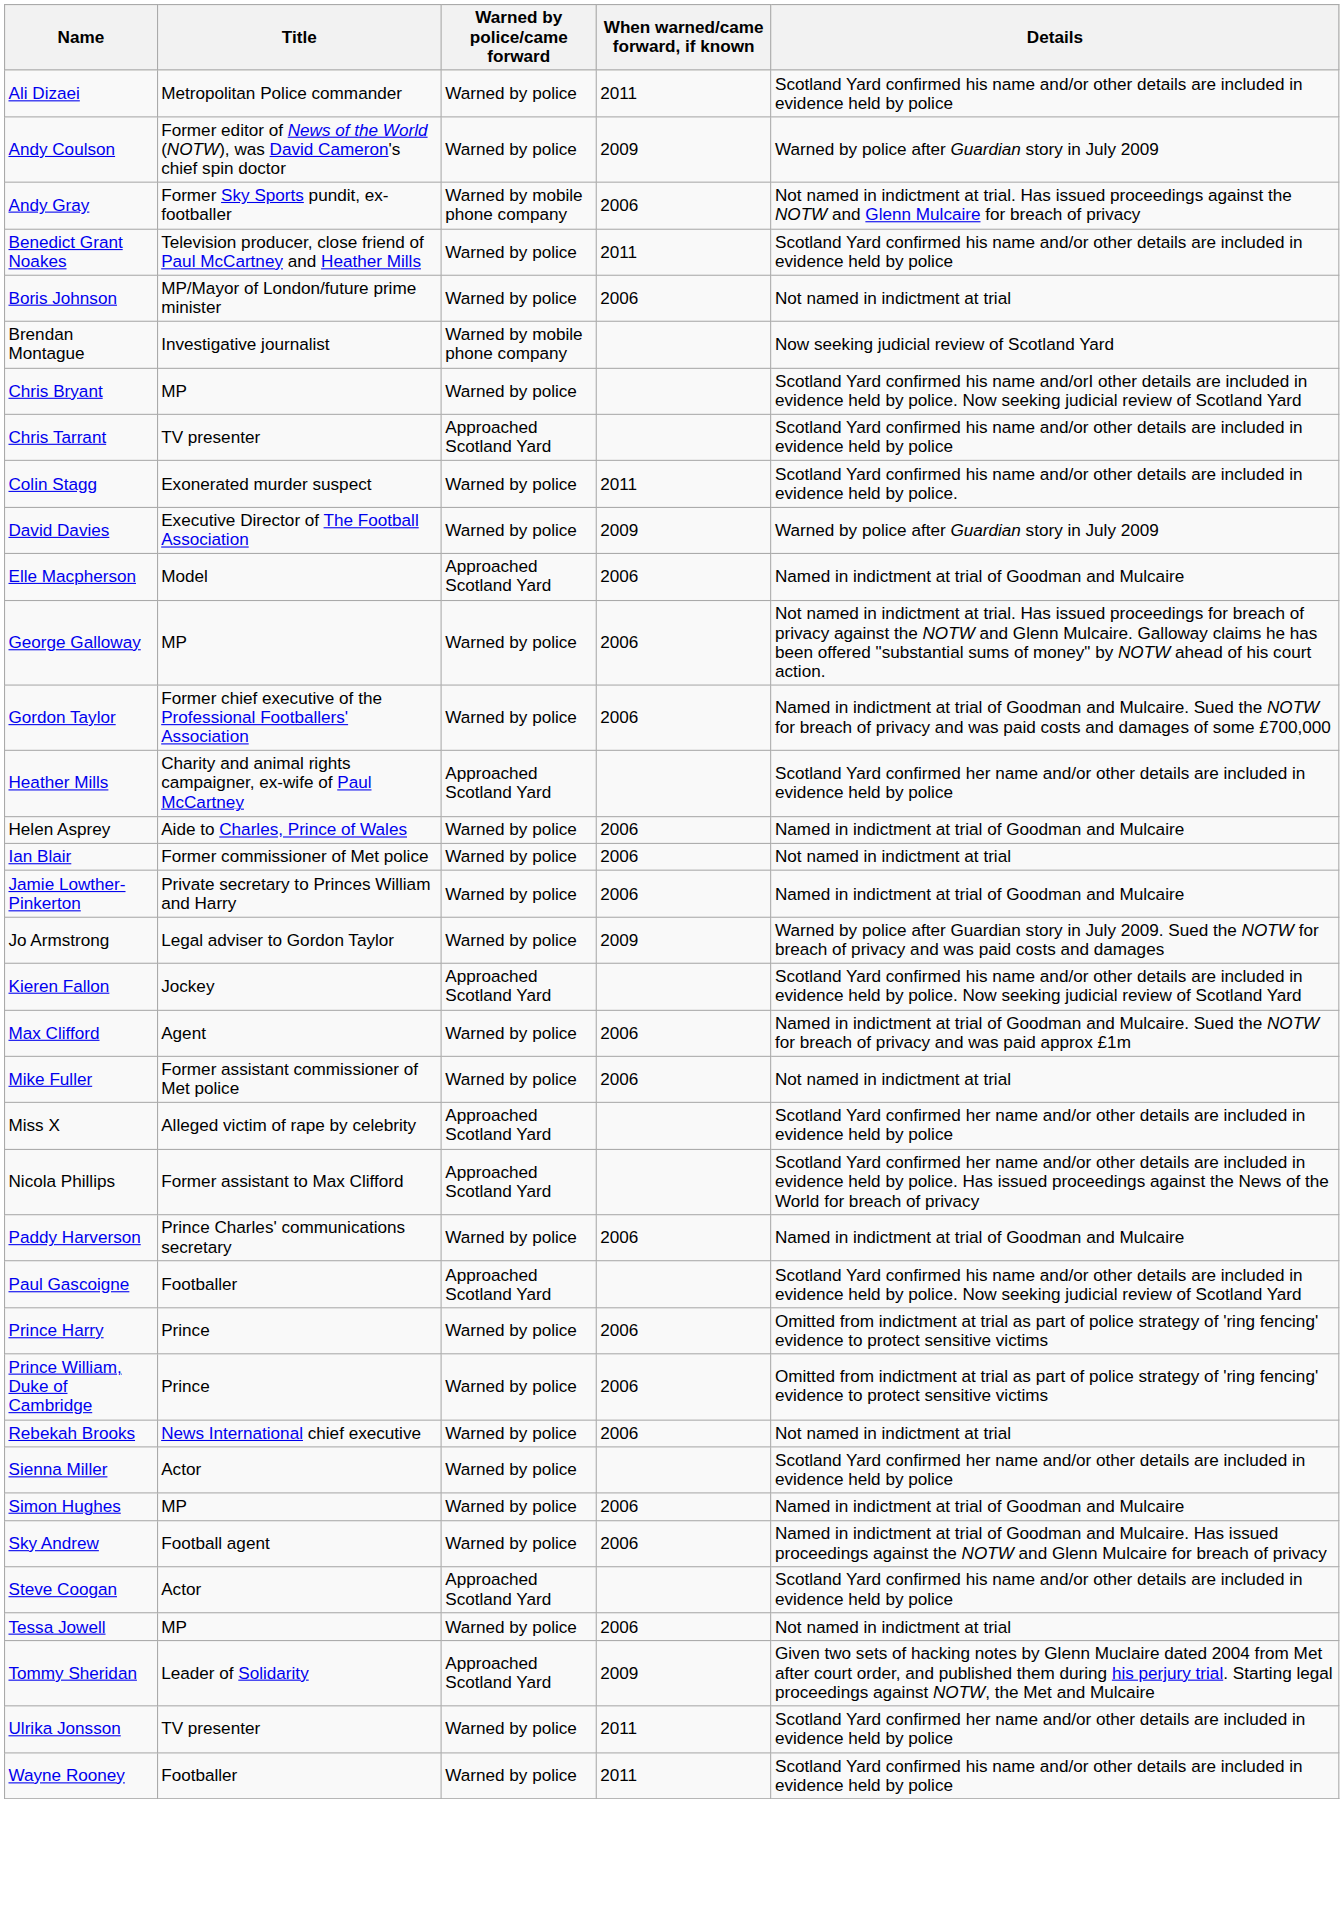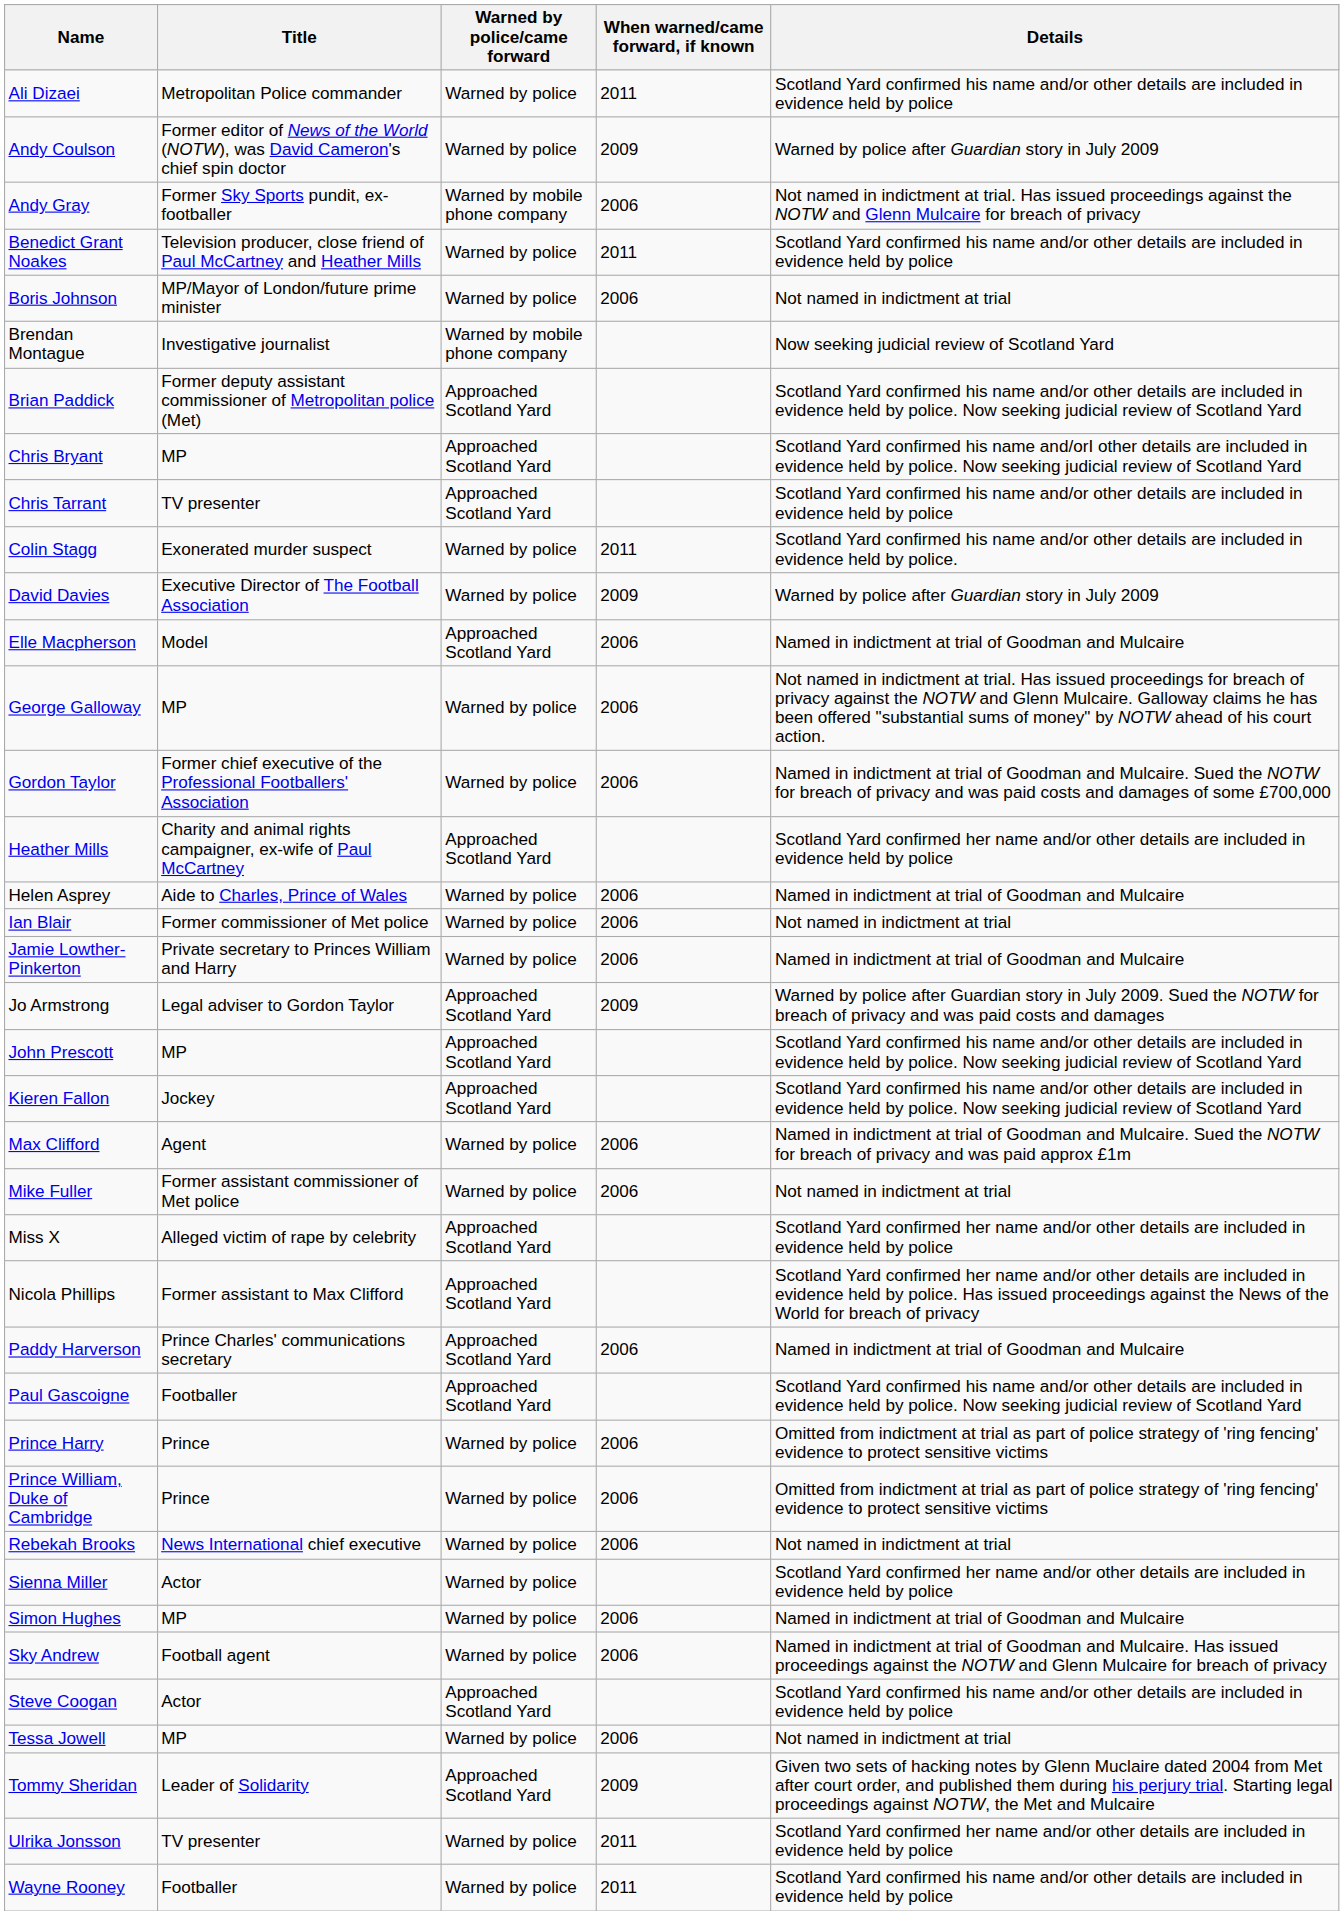+ row: (61, 400)
(511, 391) Warned by police -> (498, 456) Approached Scotland Yard
(511, 940) Warned by police -> (498, 1005) Approached Scotland Yard
+ row: (61, 1052)
(511, 1237) Warned by police -> (498, 1349) Approached Scotland Yard
